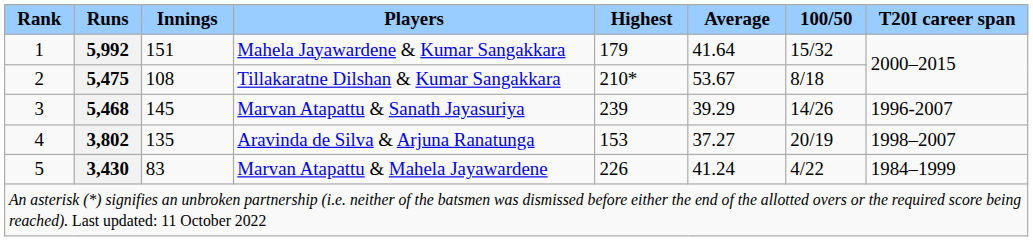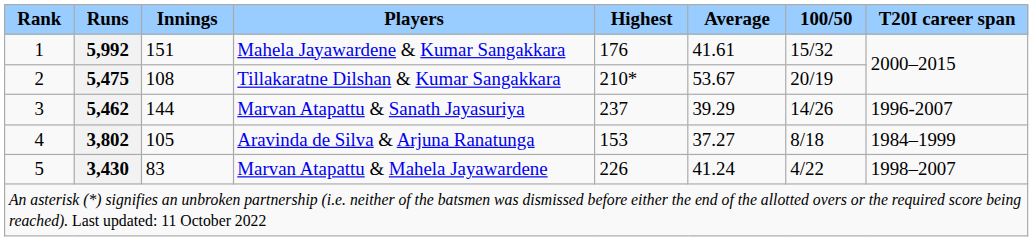(614, 49) 179 -> (614, 49) 176
(714, 49) 41.64 -> (714, 49) 41.61
(807, 79) 8/18 -> (812, 79) 20/19
(108, 109) 5,468 -> (108, 109) 5,462
(160, 109) 145 -> (160, 109) 144
(614, 109) 239 -> (614, 109) 237
(160, 139) 135 -> (160, 139) 105
(812, 139) 20/19 -> (807, 139) 8/18
(913, 139) 1998–2007 -> (913, 139) 1984–1999
(913, 169) 1984–1999 -> (913, 169) 1998–2007
